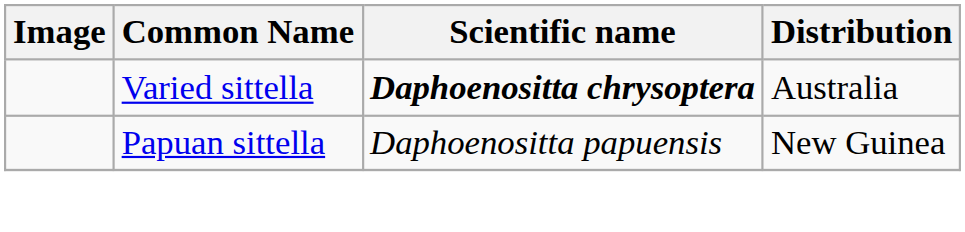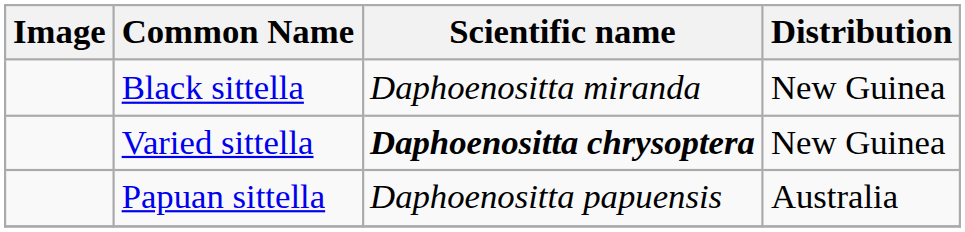+ row: (213, 87)
(835, 87) Australia -> (858, 142) New Guinea
(858, 142) New Guinea -> (835, 197) Australia
